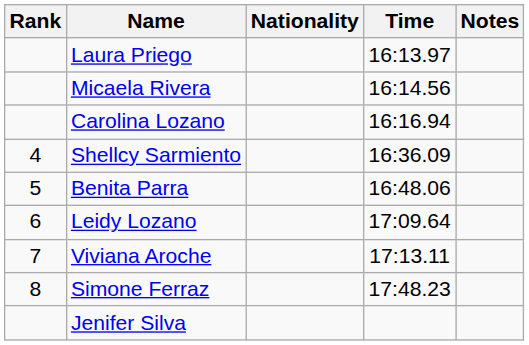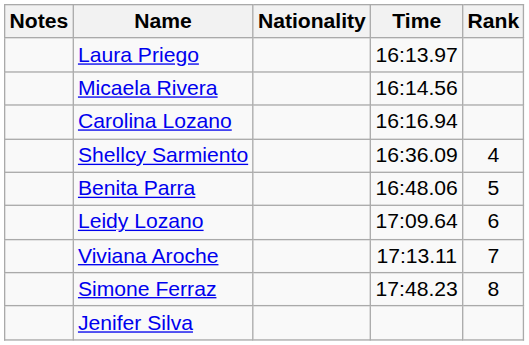columns swapped: (35, 21) <-> (490, 21)
